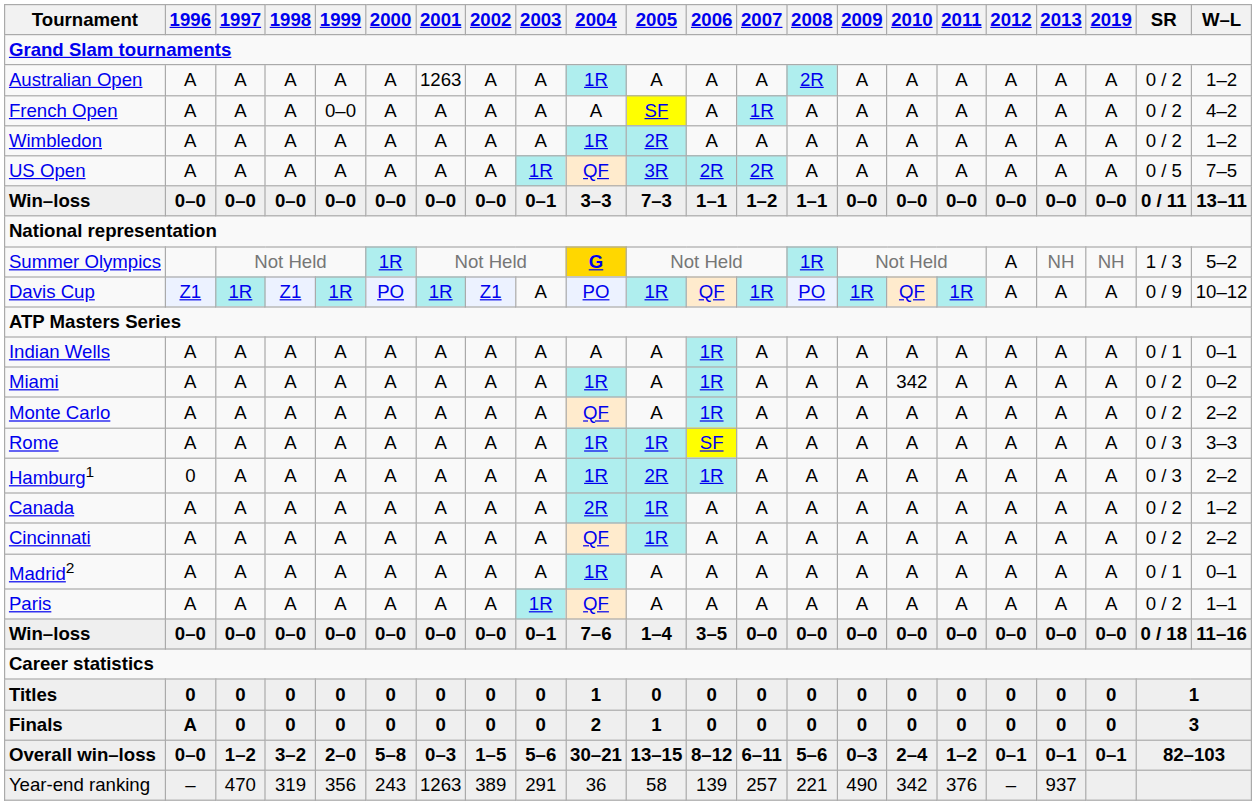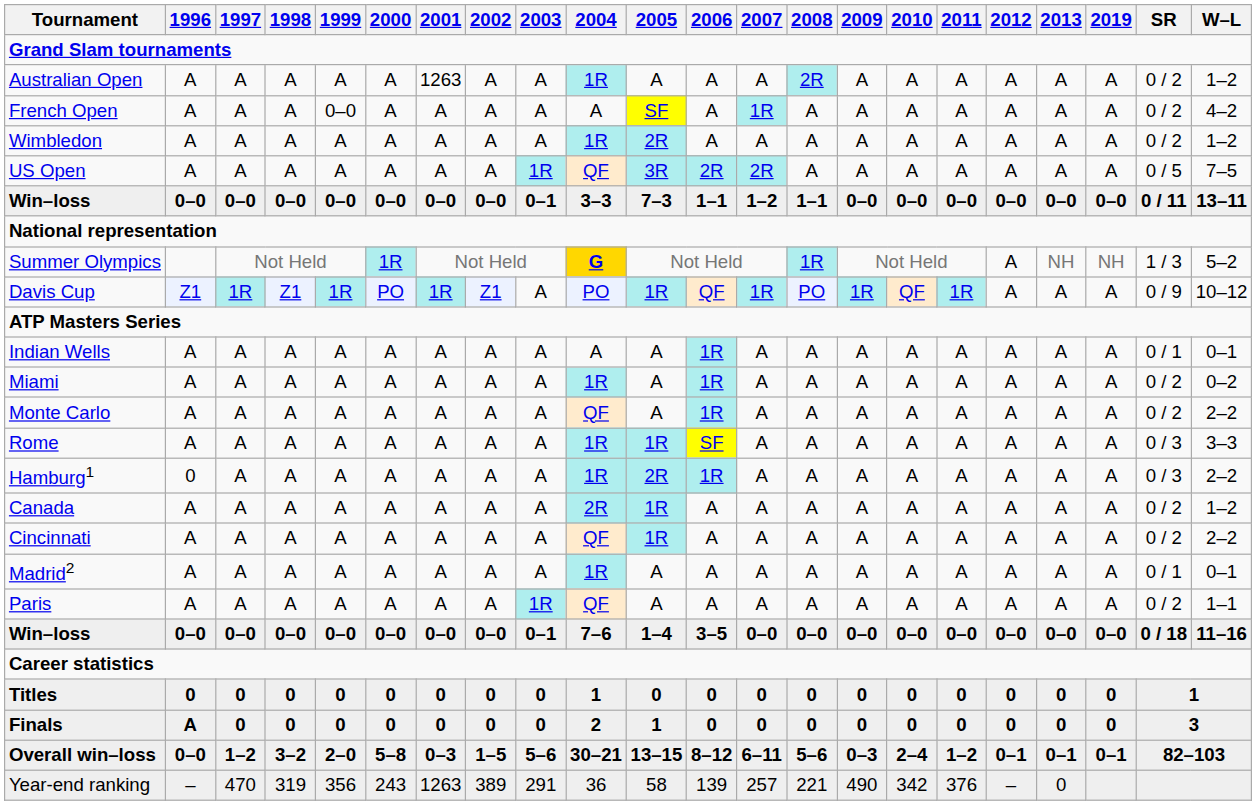(912, 381) 342 -> (912, 381) A
(1061, 784) 937 -> (1061, 784) 0
